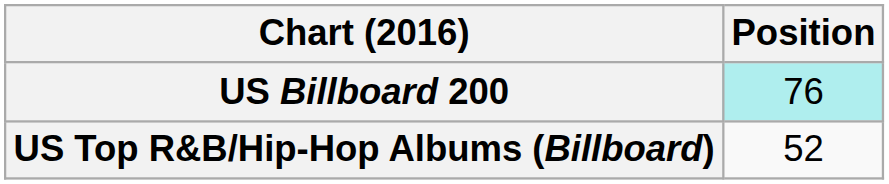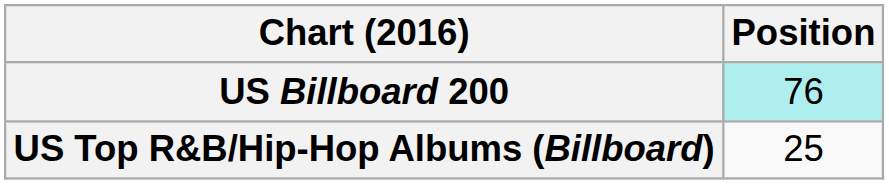(803, 149) 52 -> (803, 149) 25
